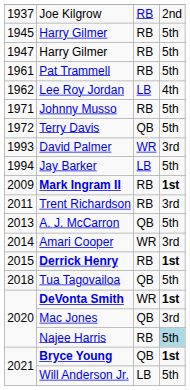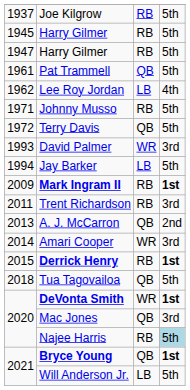(172, 14) 2nd -> (170, 14) 5th
(145, 71) RB -> (145, 71) QB
(170, 223) 5th -> (172, 223) 2nd
